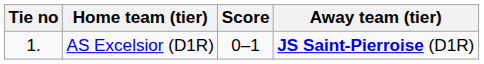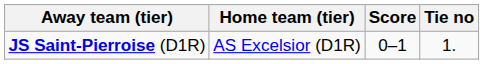columns swapped: (34, 18) <-> (376, 18)
